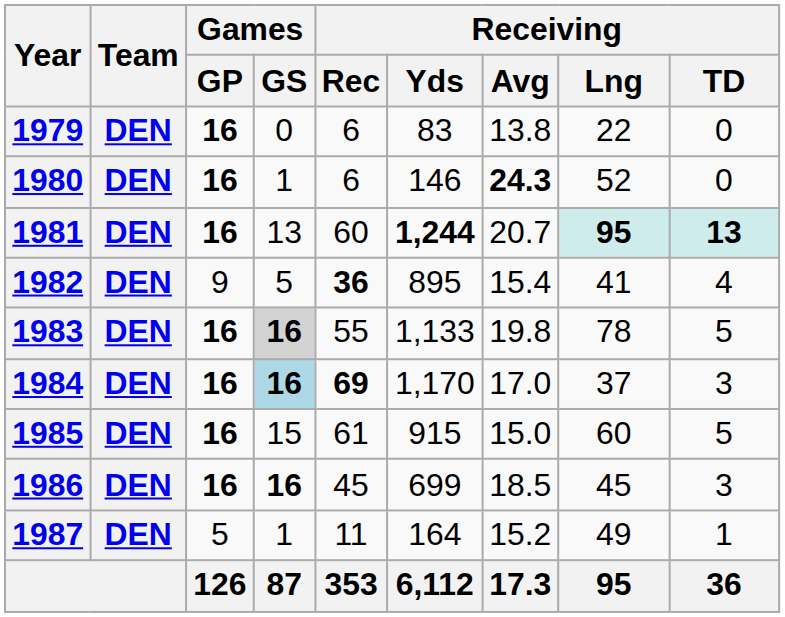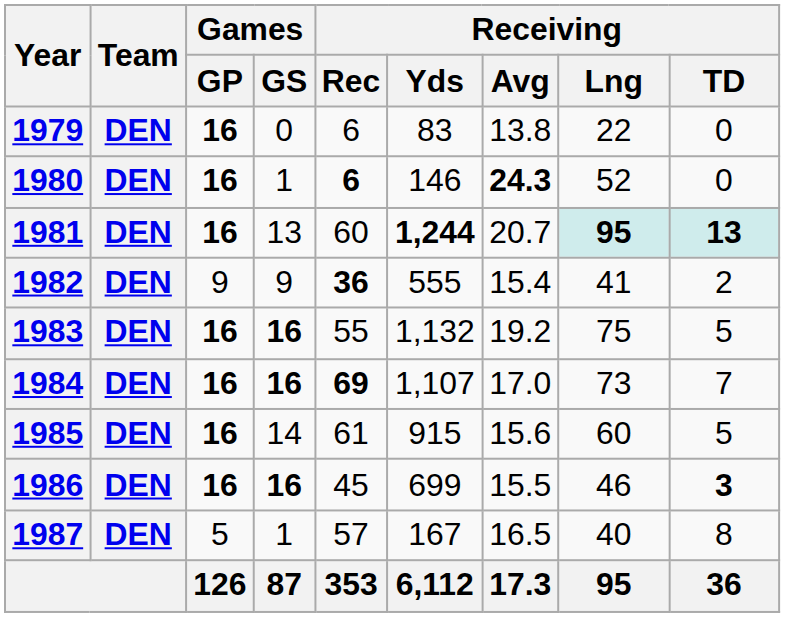(351, 181) normal -> (351, 181) bold
(284, 282) 5 -> (284, 282) 9
(435, 282) 895 -> (435, 282) 555
(724, 282) 4 -> (724, 282) 2
(284, 332) lightgrey background -> (284, 332) no background
(435, 332) 1,133 -> (435, 332) 1,132
(520, 332) 19.8 -> (520, 332) 19.2
(614, 332) 78 -> (614, 332) 75
(284, 383) lightblue background -> (284, 383) no background
(435, 383) 1,170 -> (435, 383) 1,107
(614, 383) 37 -> (614, 383) 73
(724, 383) 3 -> (724, 383) 7
(284, 433) 15 -> (284, 433) 14
(520, 433) 15.0 -> (520, 433) 15.6
(520, 484) 18.5 -> (520, 484) 15.5
(614, 484) 45 -> (614, 484) 46
(724, 484) normal -> (724, 484) bold
(351, 534) 11 -> (351, 534) 57
(435, 534) 164 -> (435, 534) 167
(520, 534) 15.2 -> (520, 534) 16.5
(614, 534) 49 -> (614, 534) 40
(724, 534) 1 -> (724, 534) 8
